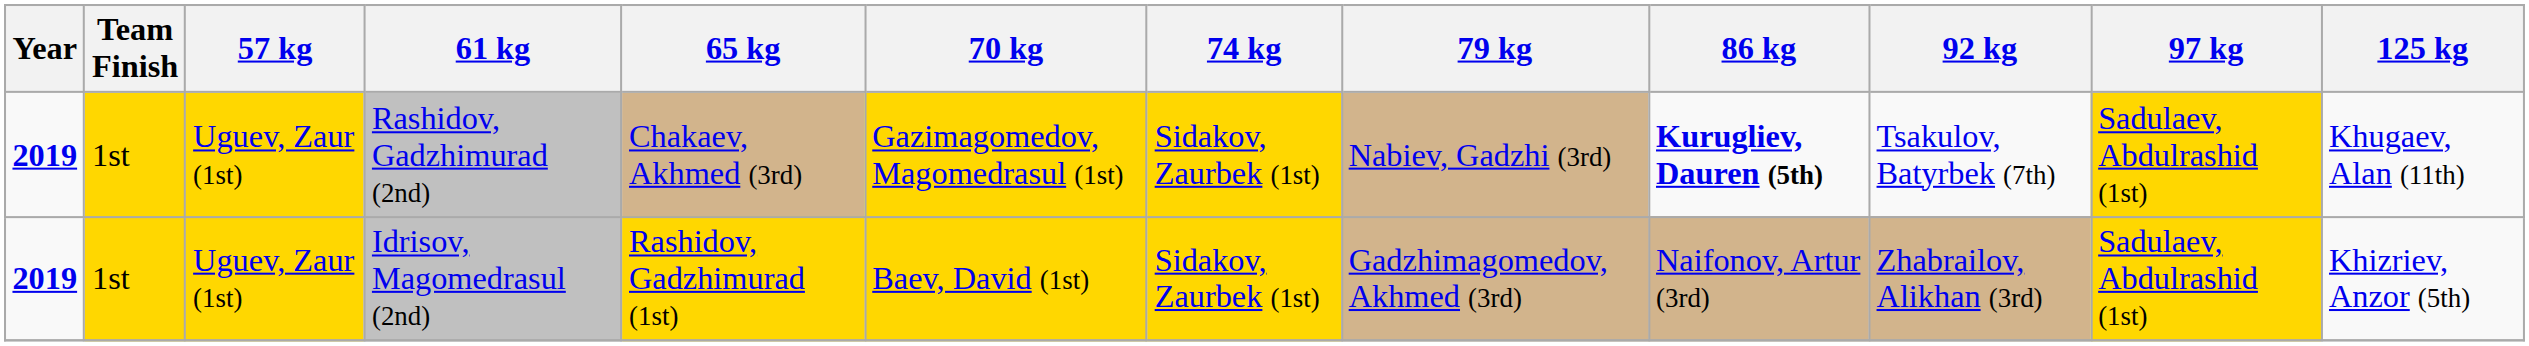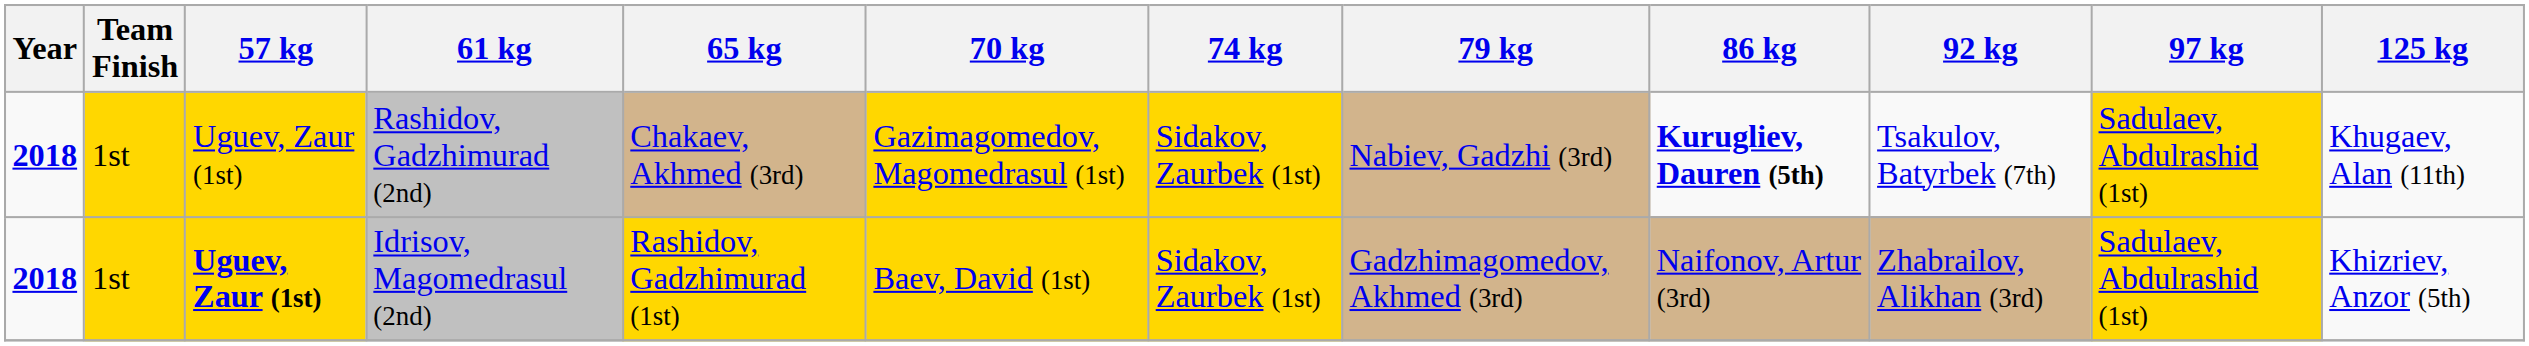(45, 154) 2019 -> (45, 154) 2018
(45, 278) 2019 -> (45, 278) 2018
(274, 278) normal -> (257, 278) bold
